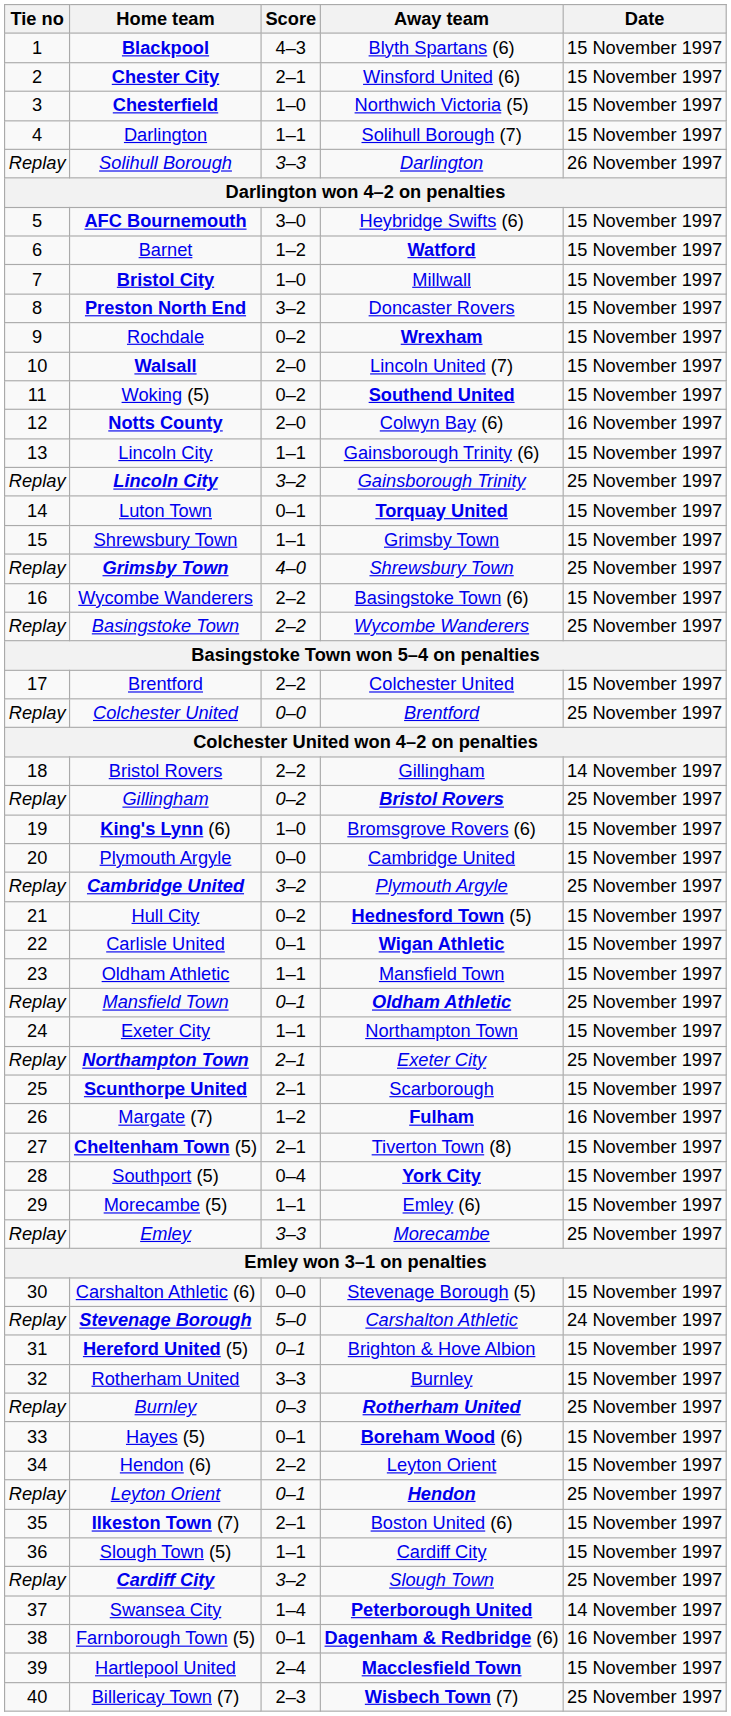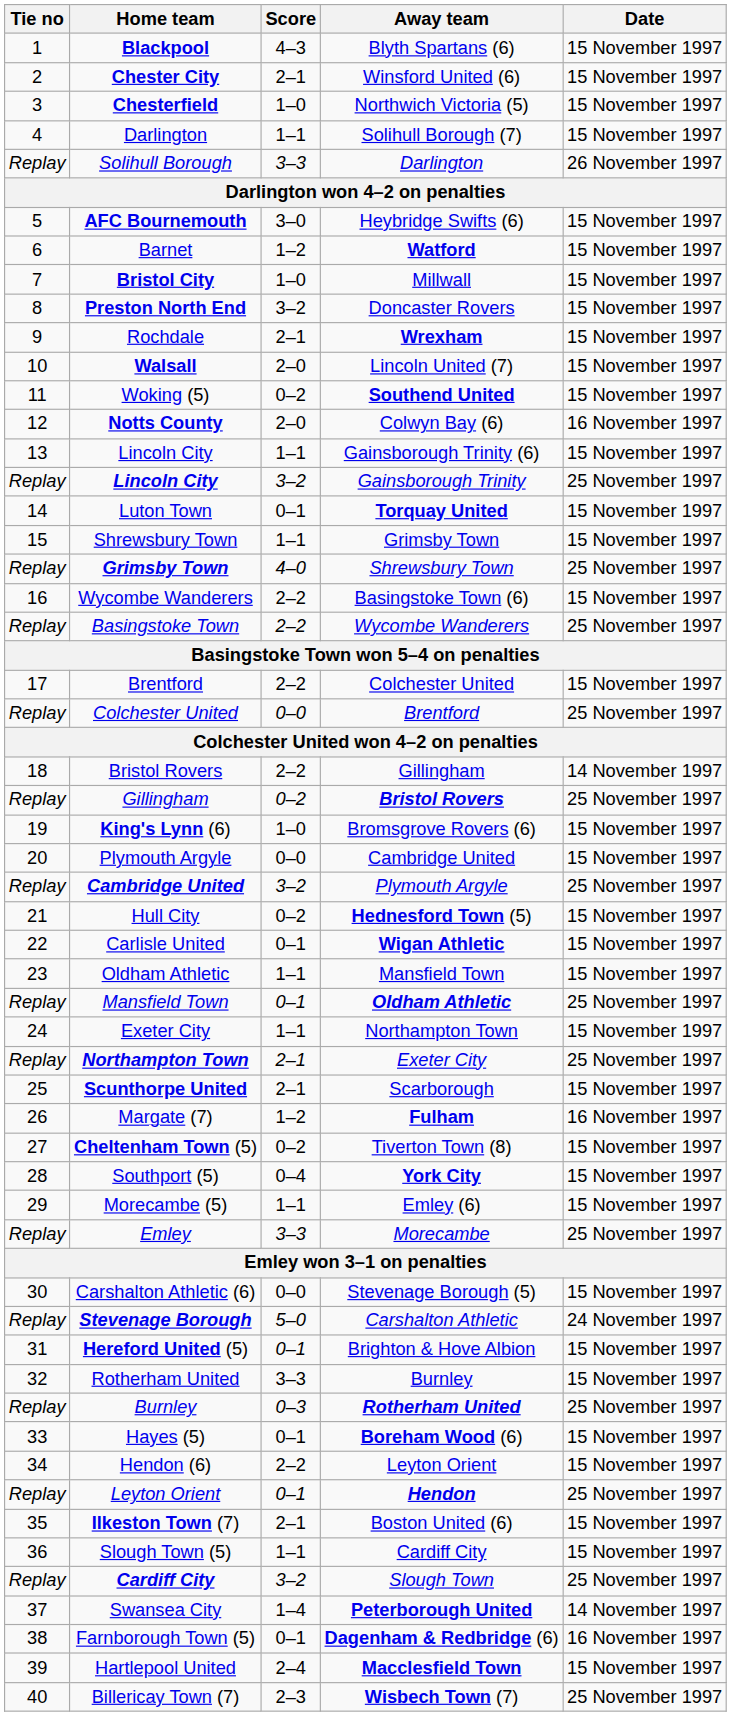(291, 337) 0–2 -> (291, 337) 2–1
(291, 1147) 2–1 -> (291, 1147) 0–2
